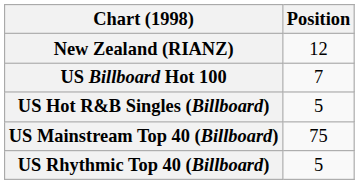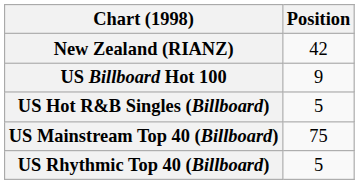(319, 48) 12 -> (319, 48) 42
(319, 77) 7 -> (319, 77) 9
